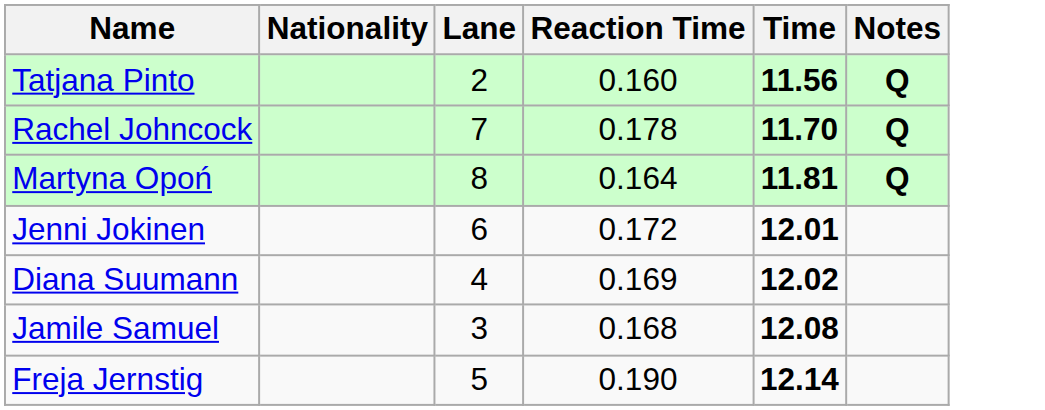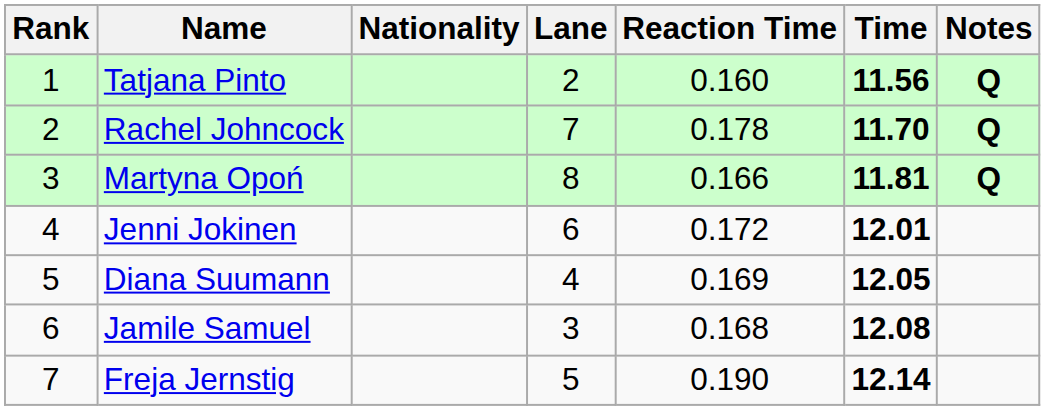+ column: (51, 29)
(638, 179) 0.164 -> (730, 179) 0.166
(799, 279) 12.02 -> (891, 279) 12.05
